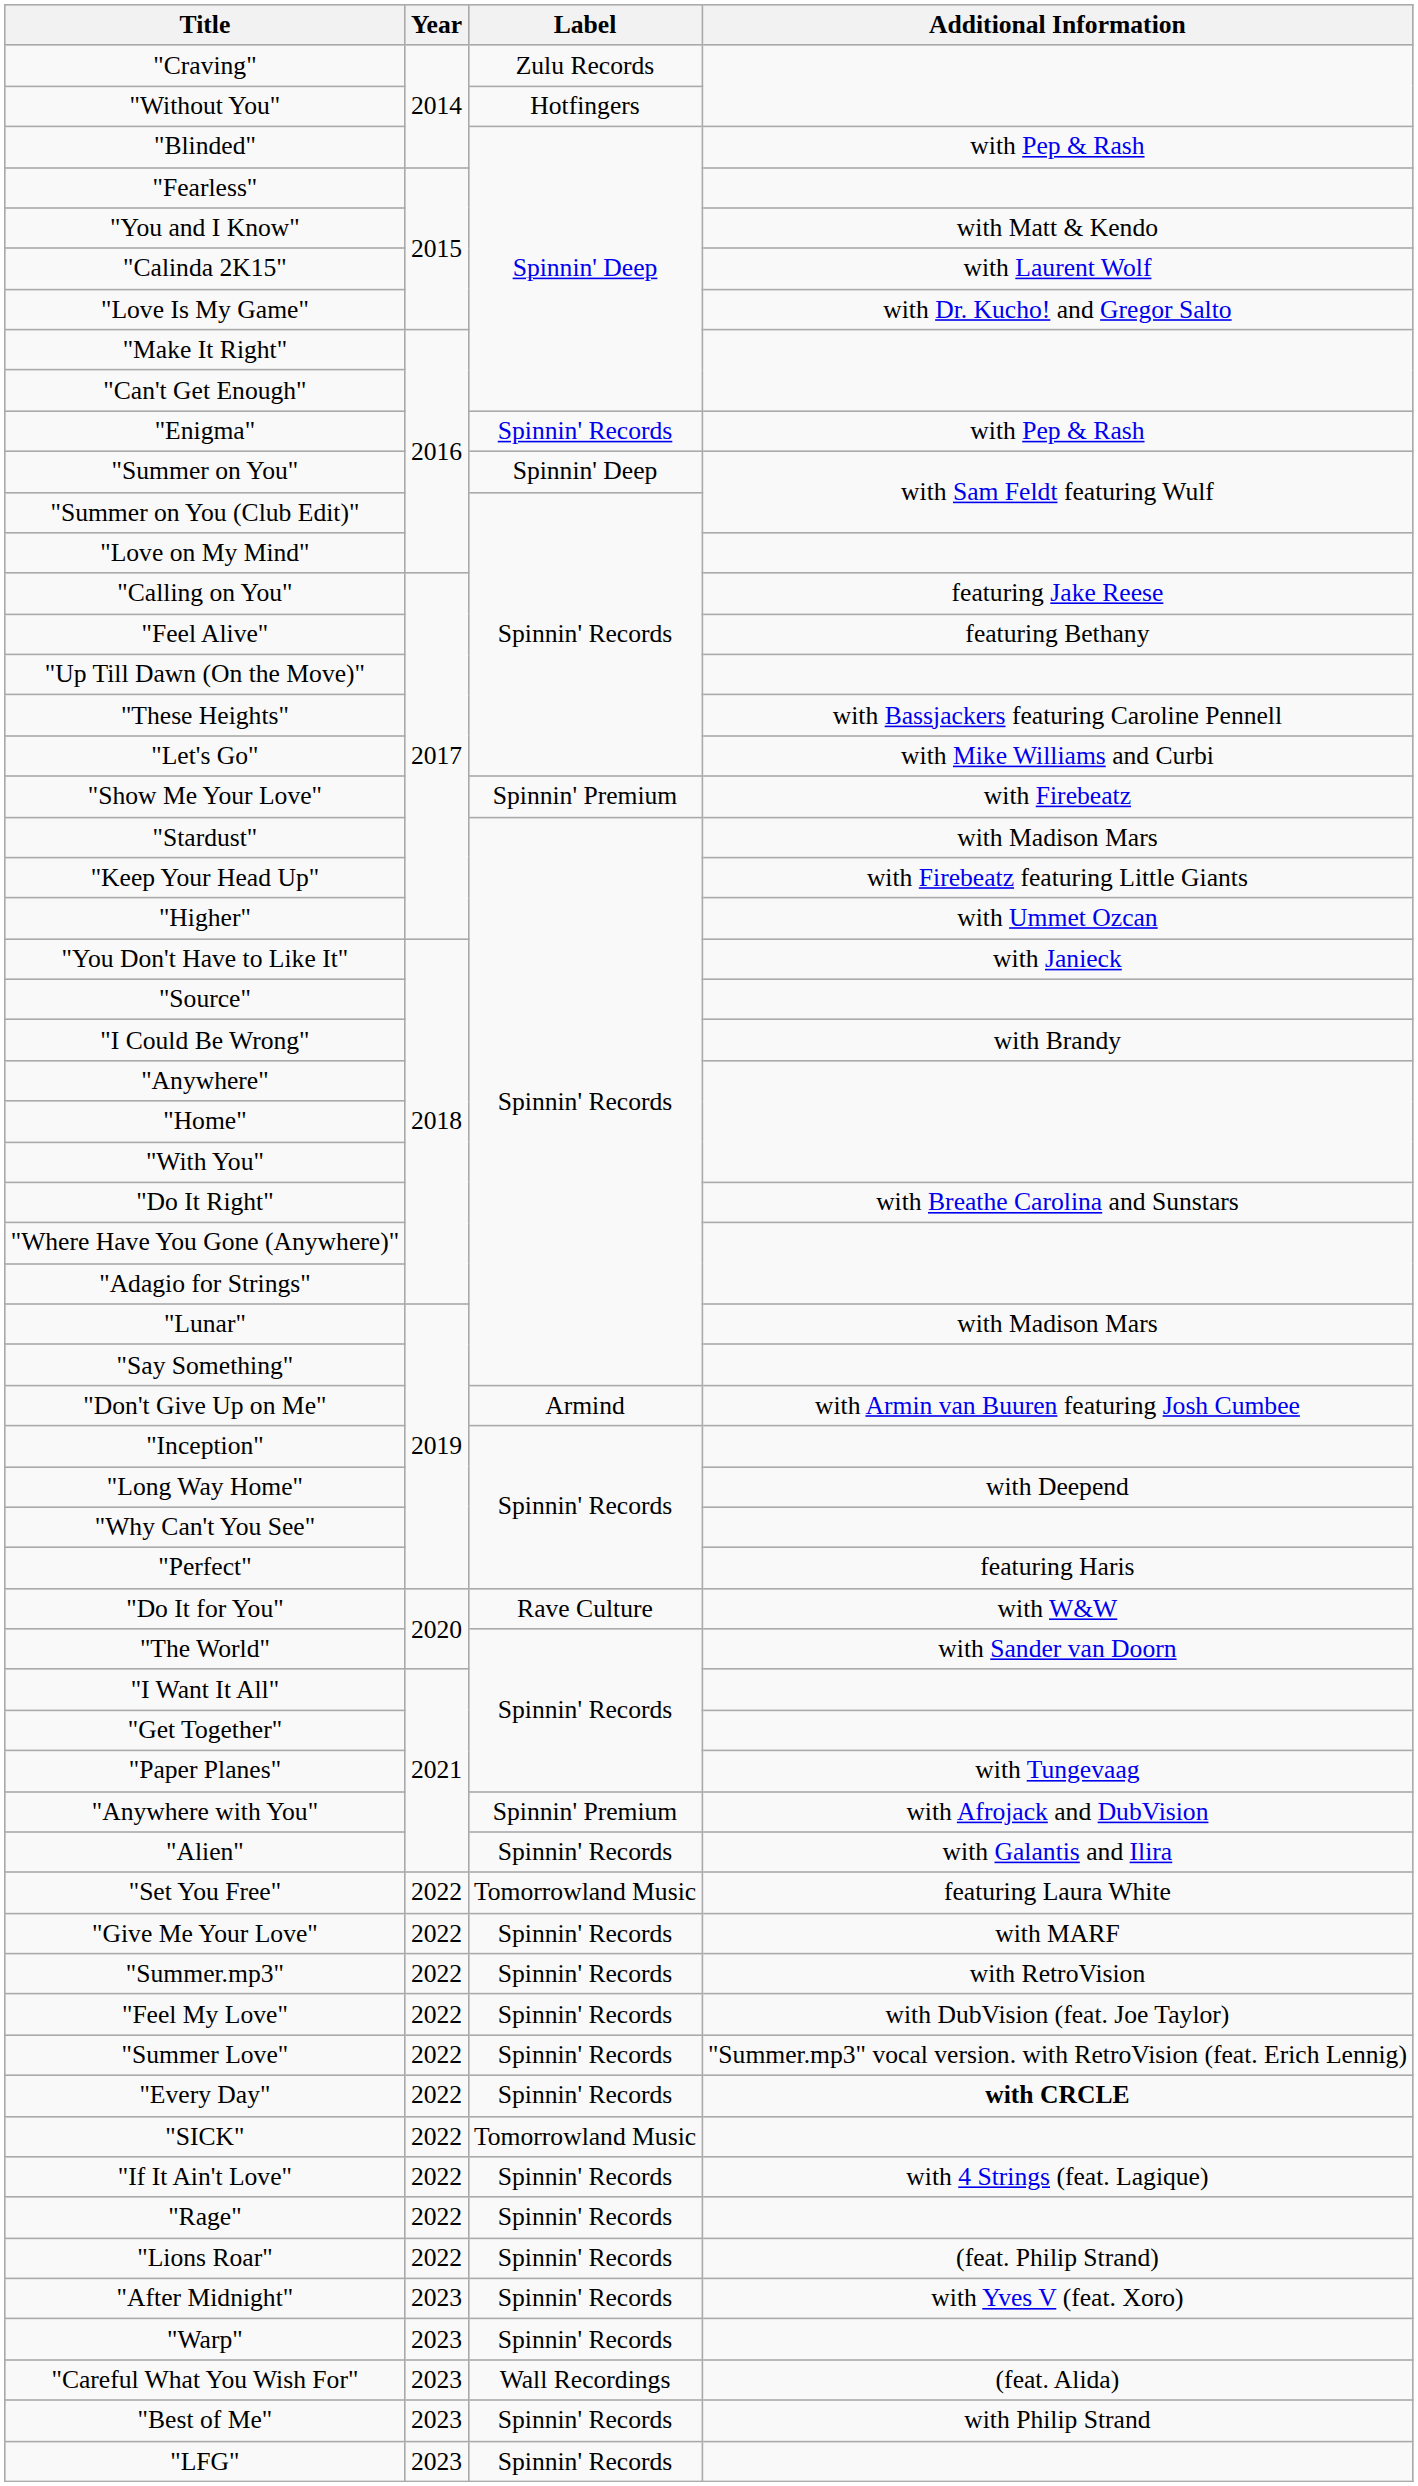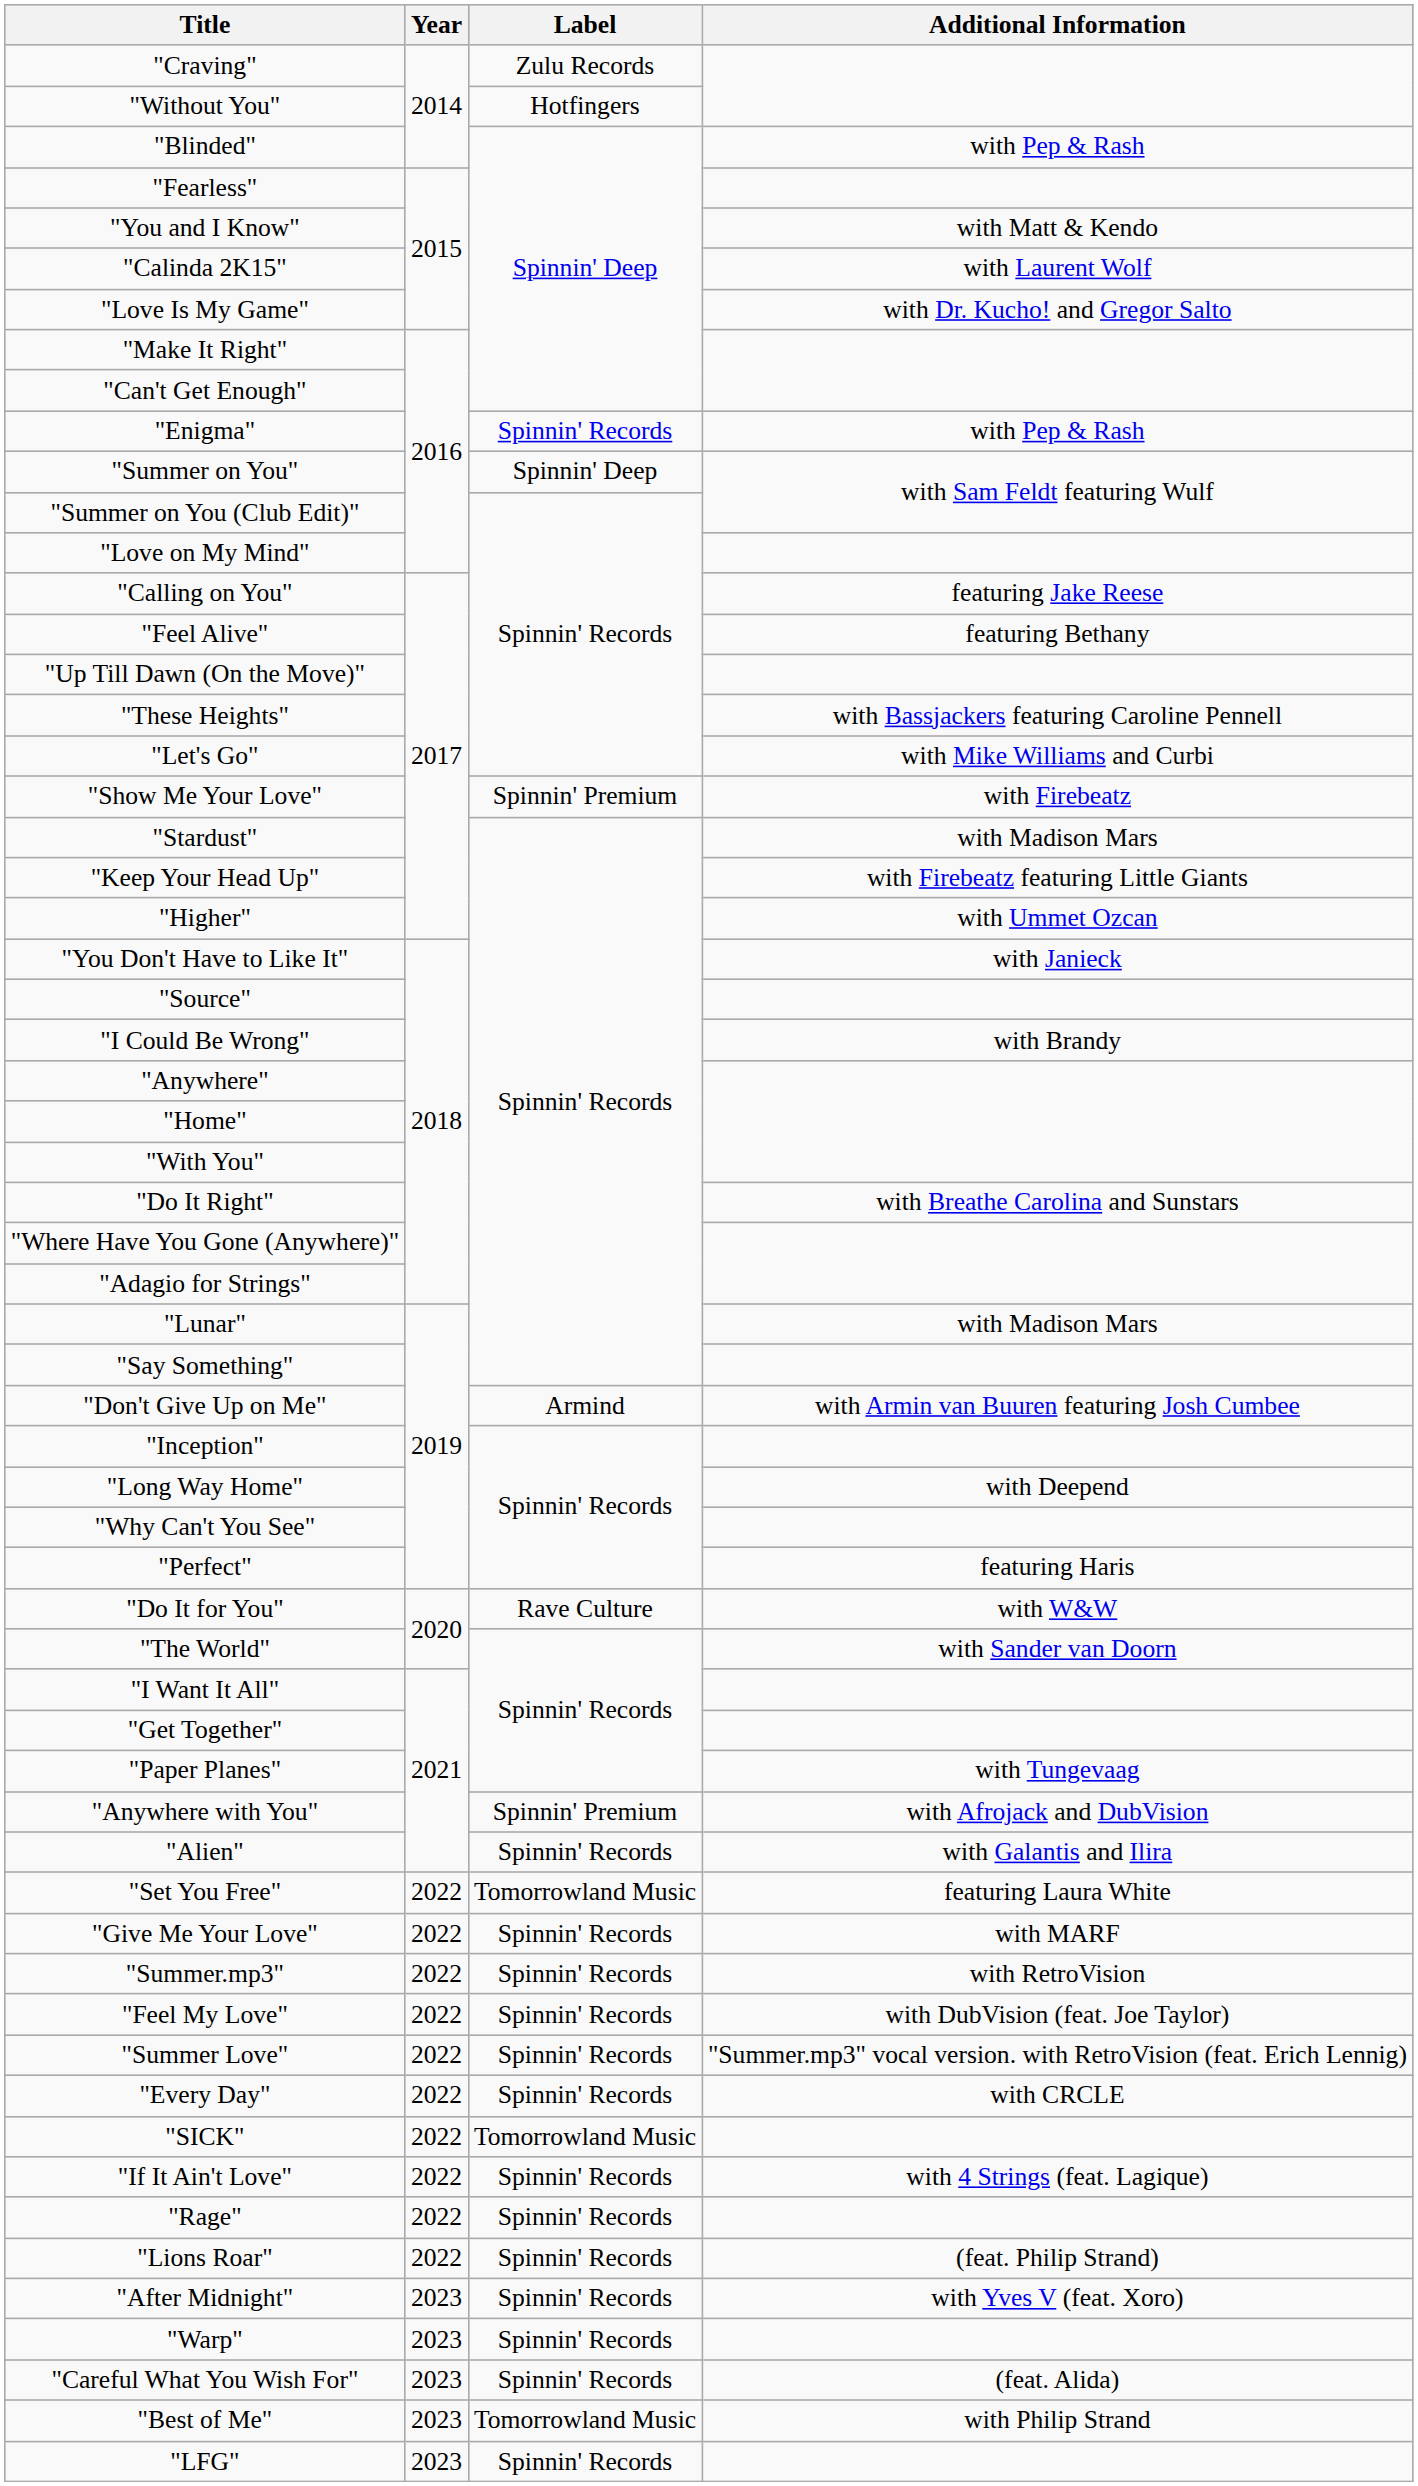(1057, 2095) bold -> (1057, 2095) normal
(585, 2379) Wall Recordings -> (585, 2379) Spinnin' Records
(585, 2420) Spinnin' Records -> (585, 2420) Tomorrowland Music
